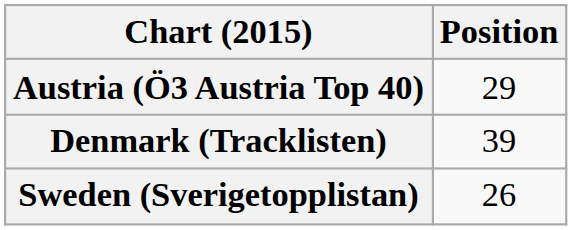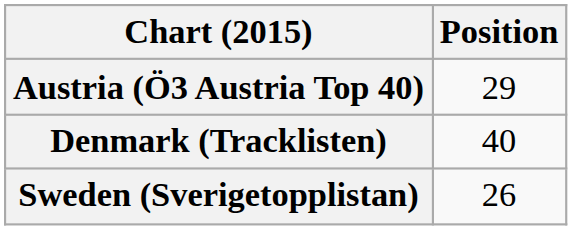(499, 140) 39 -> (499, 140) 40
